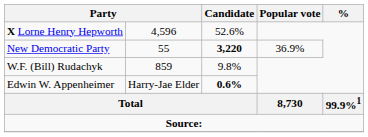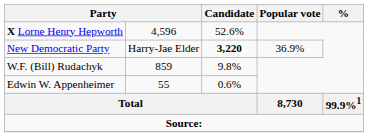(164, 48) 55 -> (164, 48) Harry-Jae Elder
(164, 84) Harry-Jae Elder -> (164, 84) 55
(229, 84) bold -> (229, 84) normal
